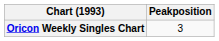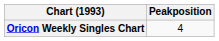(180, 28) 3 -> (180, 28) 4
